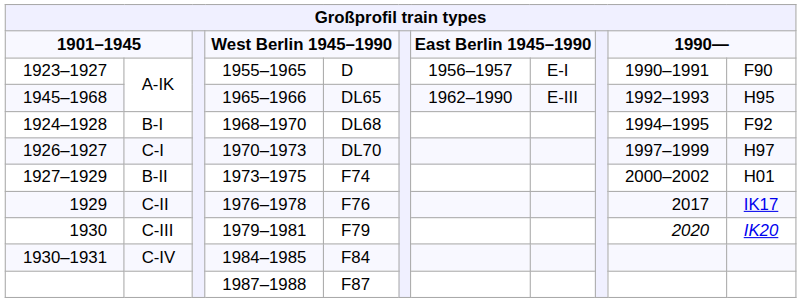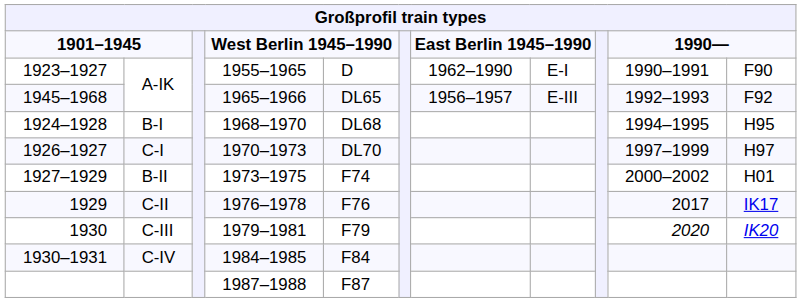(470, 71) 1956–1957 -> (470, 71) 1962–1990
(470, 97) 1962–1990 -> (470, 97) 1956–1957
(759, 97) H95 -> (758, 97) F92
(758, 124) F92 -> (759, 124) H95
